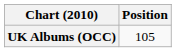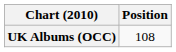(145, 36) 105 -> (145, 36) 108
